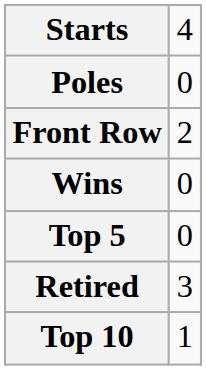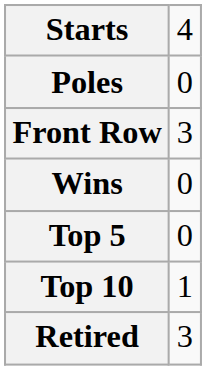(185, 132) 2 -> (185, 132) 3
rows swapped: (87, 337) <-> (87, 286)
